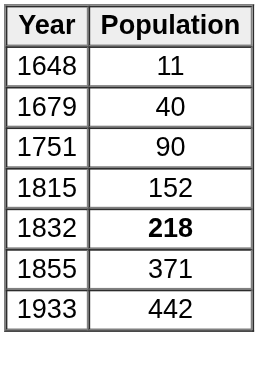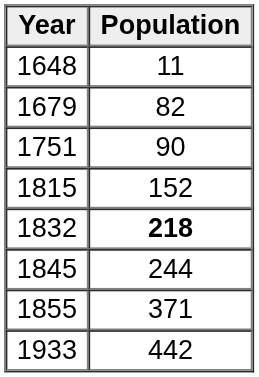(170, 106) 40 -> (170, 106) 82
+ row: (47, 268)
